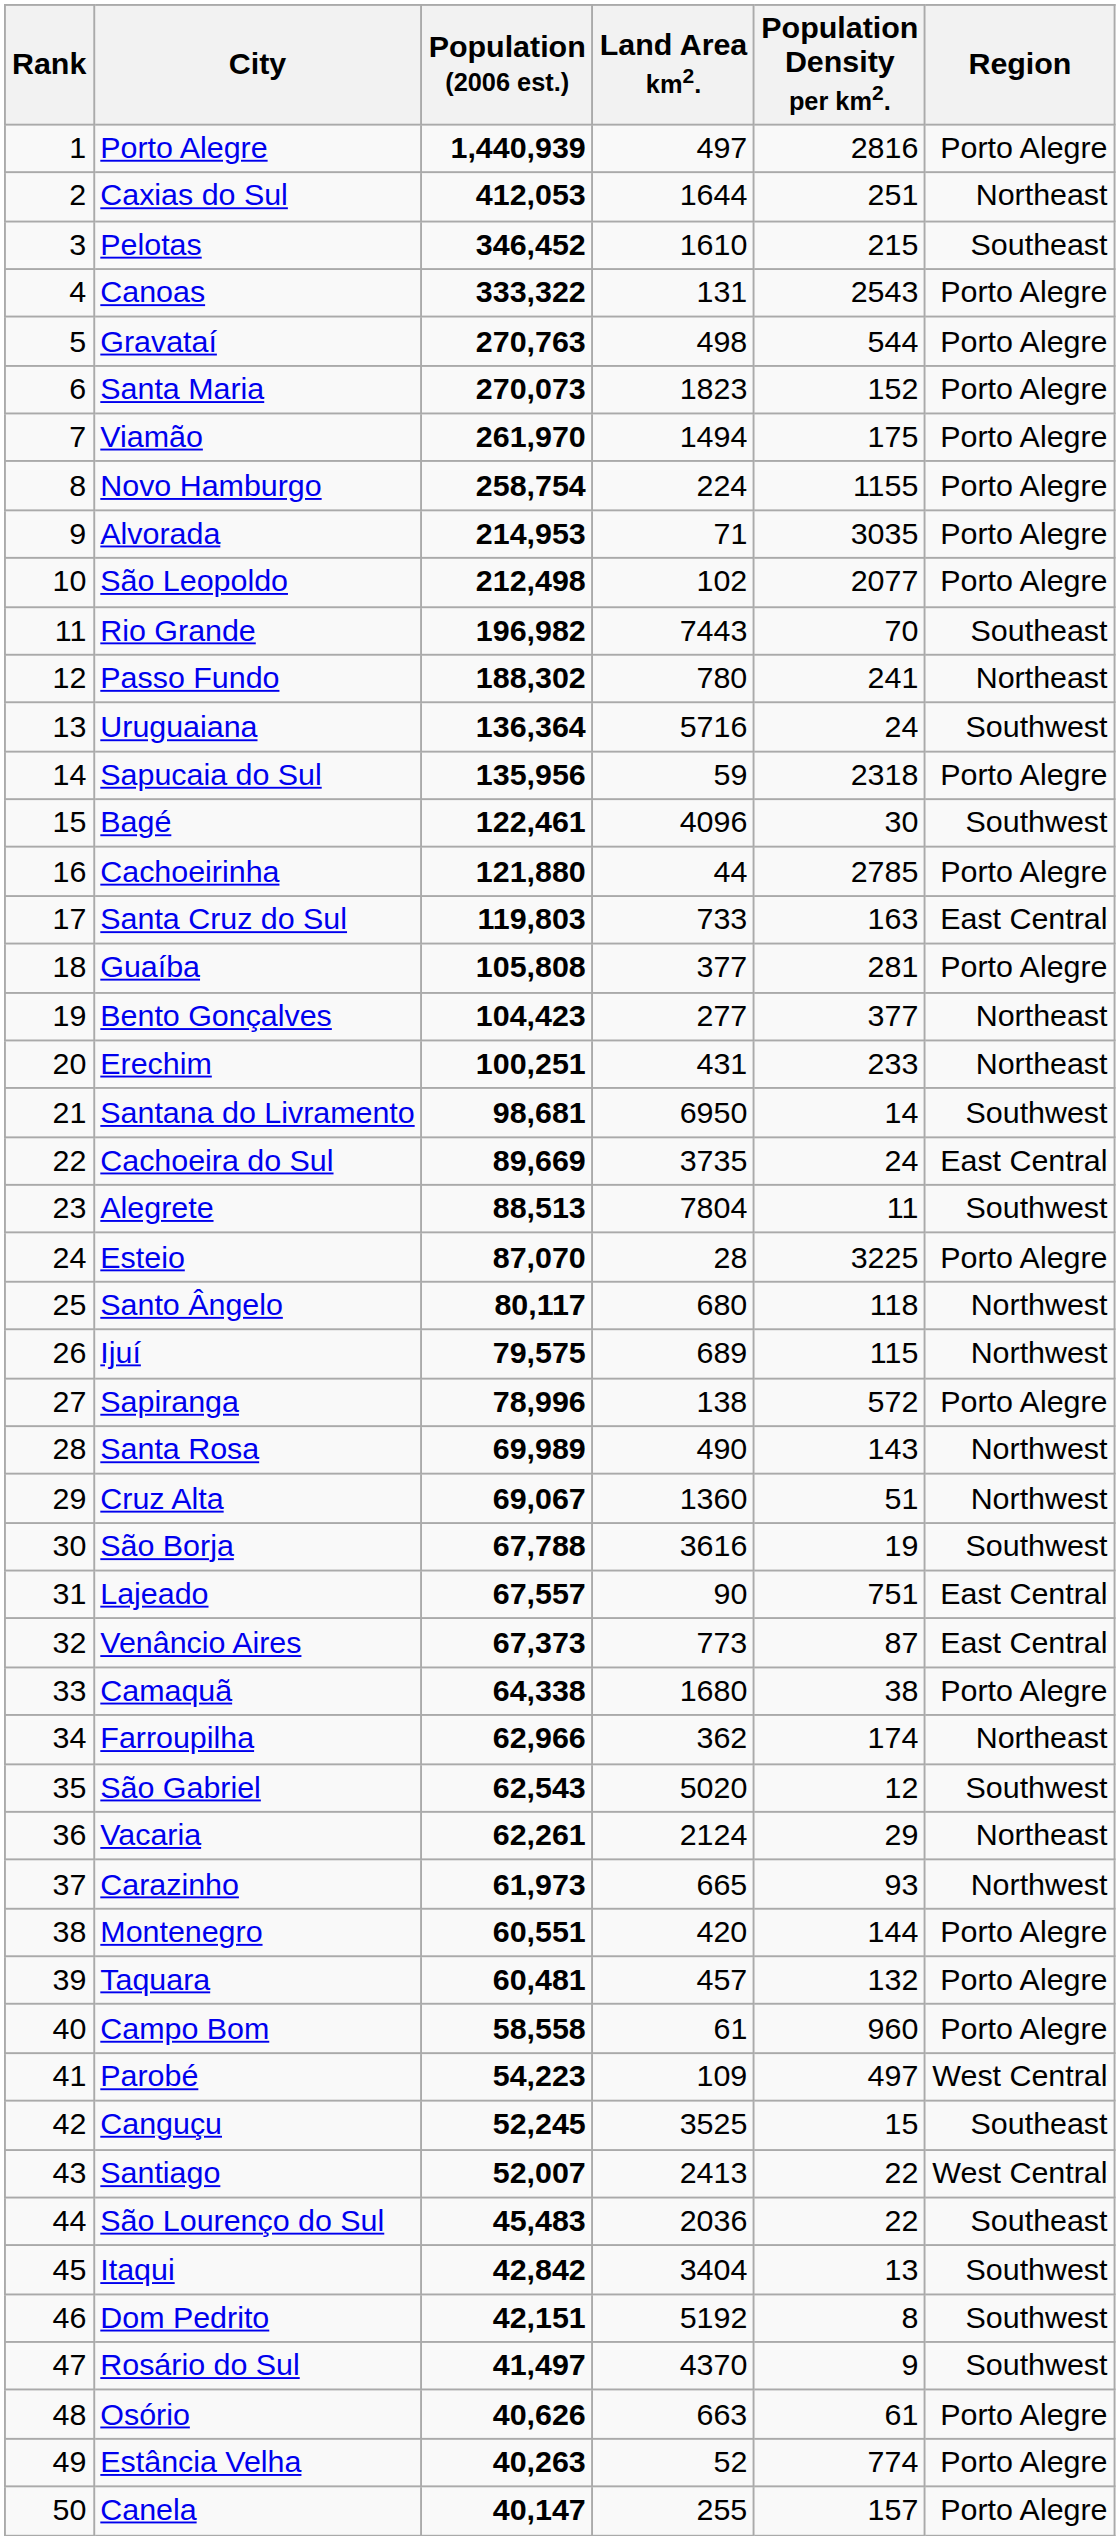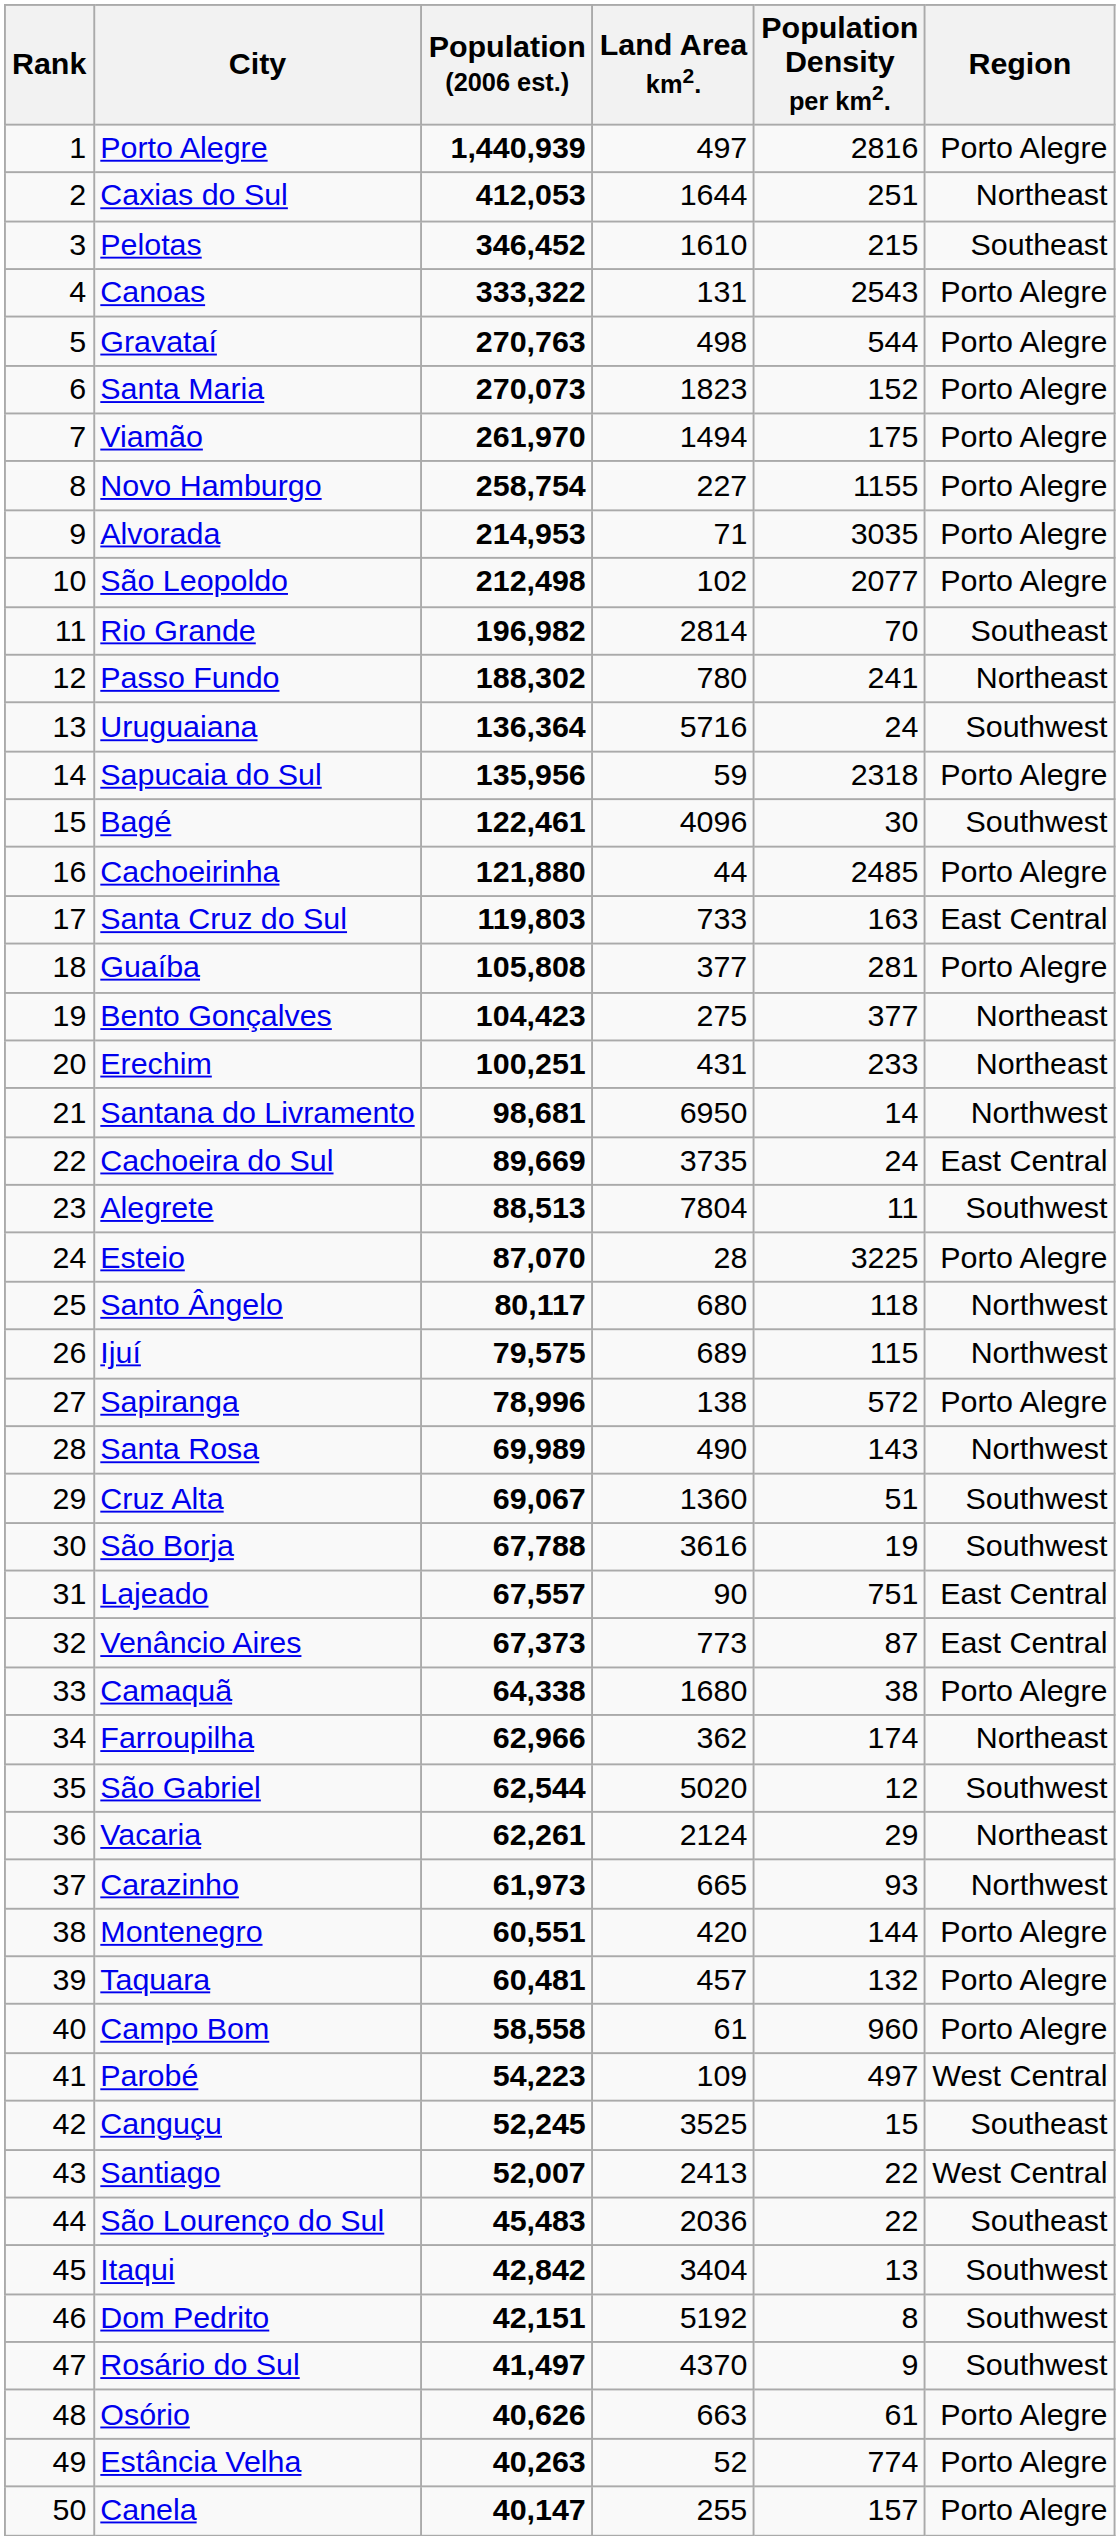(722, 485) 224 -> (722, 485) 227
(713, 630) 7443 -> (713, 630) 2814
(885, 871) 2785 -> (885, 871) 2485
(722, 1015) 277 -> (722, 1015) 275
(1037, 1112) Southwest -> (1039, 1112) Northwest
(1039, 1497) Northwest -> (1037, 1497) Southwest
(539, 1787) 62,543 -> (539, 1787) 62,544
